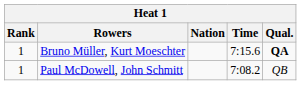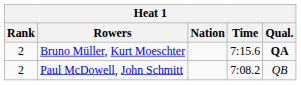(21, 51) 1 -> (21, 51) 2
(21, 70) 1 -> (21, 70) 2
